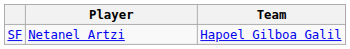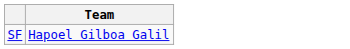- column: (111, 15)
